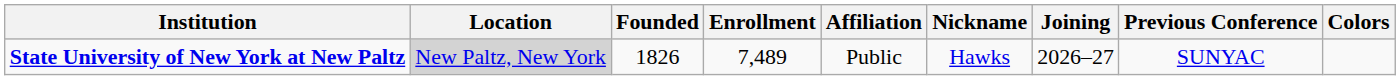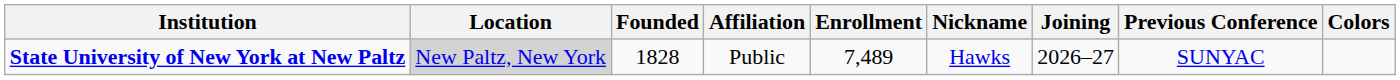columns swapped: (874, 21) <-> (762, 21)
(657, 56) 1826 -> (657, 56) 1828
